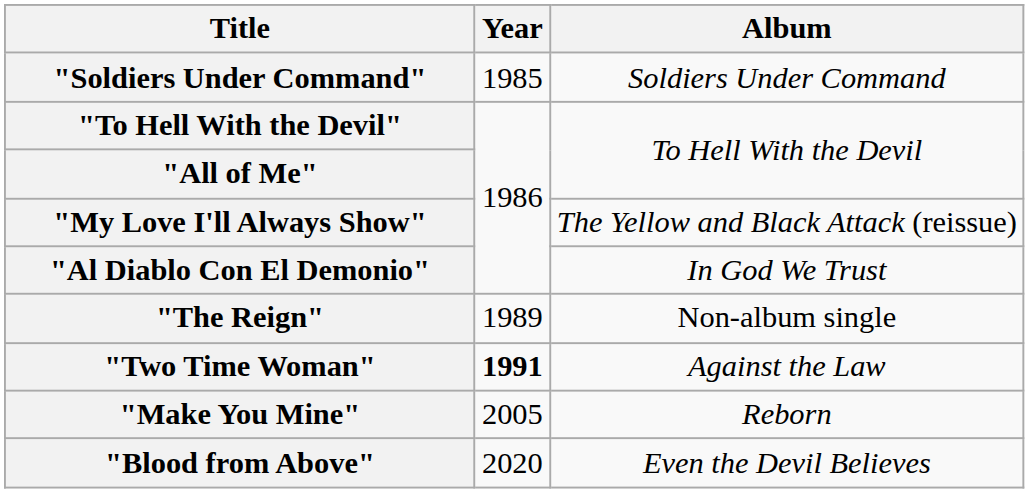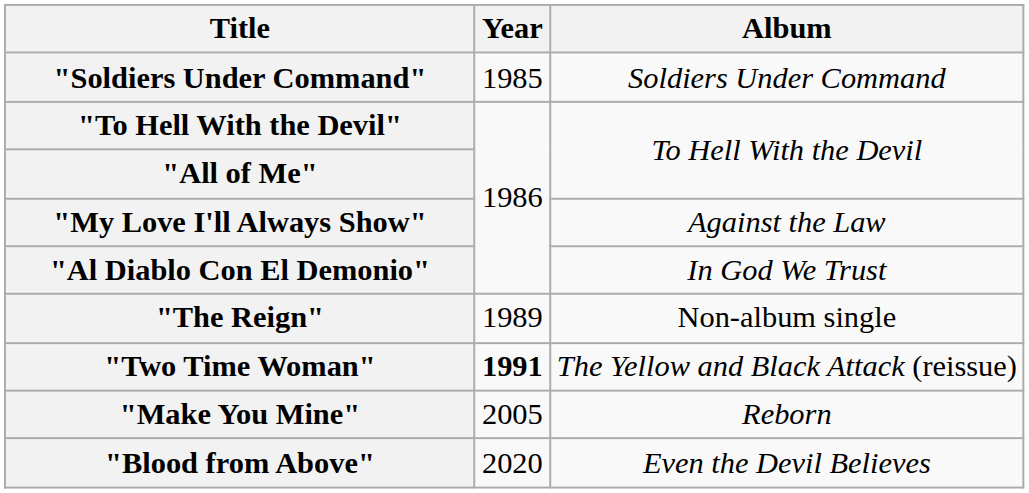(787, 221) The Yellow and Black Attack (reissue) -> (787, 221) Against the Law
(787, 366) Against the Law -> (787, 366) The Yellow and Black Attack (reissue)
